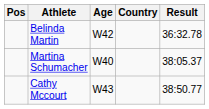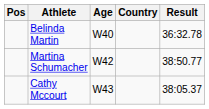(103, 34) W42 -> (103, 34) W40
(103, 62) W40 -> (103, 62) W42
(182, 62) 38:05.37 -> (182, 62) 38:50.77
(182, 90) 38:50.77 -> (182, 90) 38:05.37
